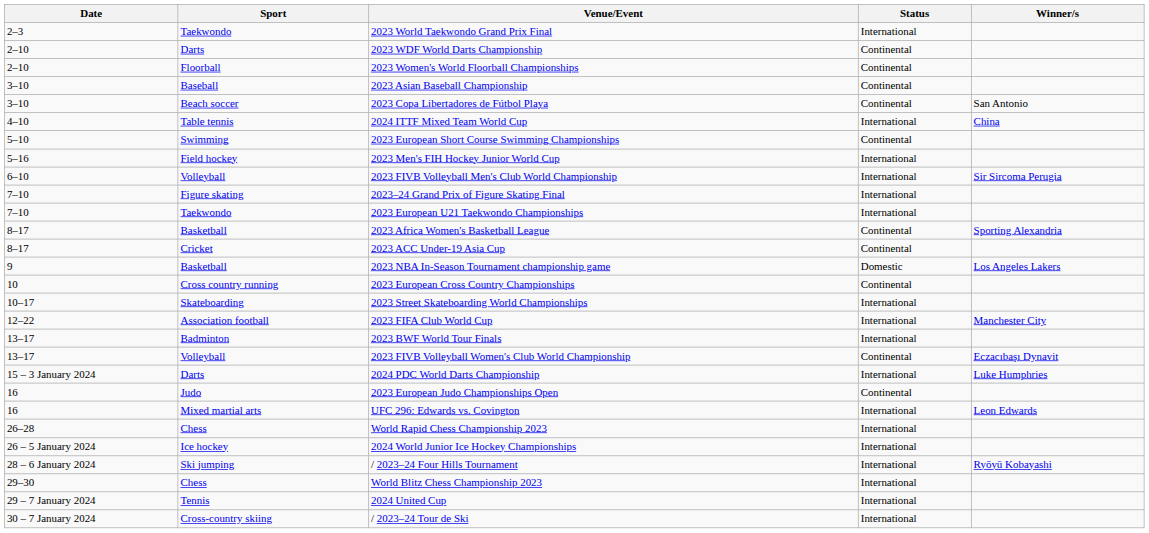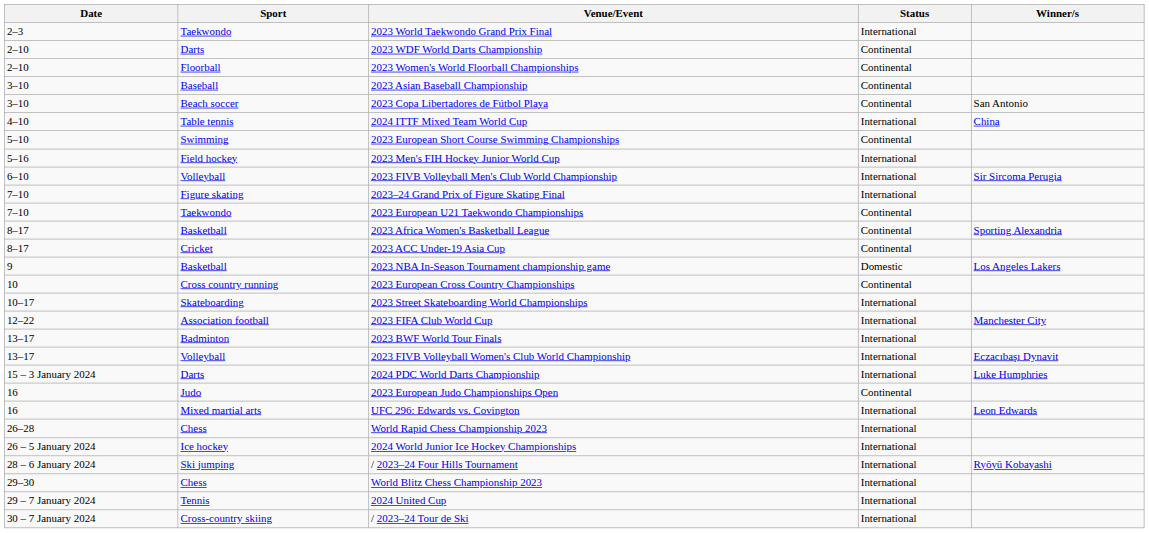(889, 212) International -> (886, 212) Continental
(886, 356) Continental -> (889, 356) International
